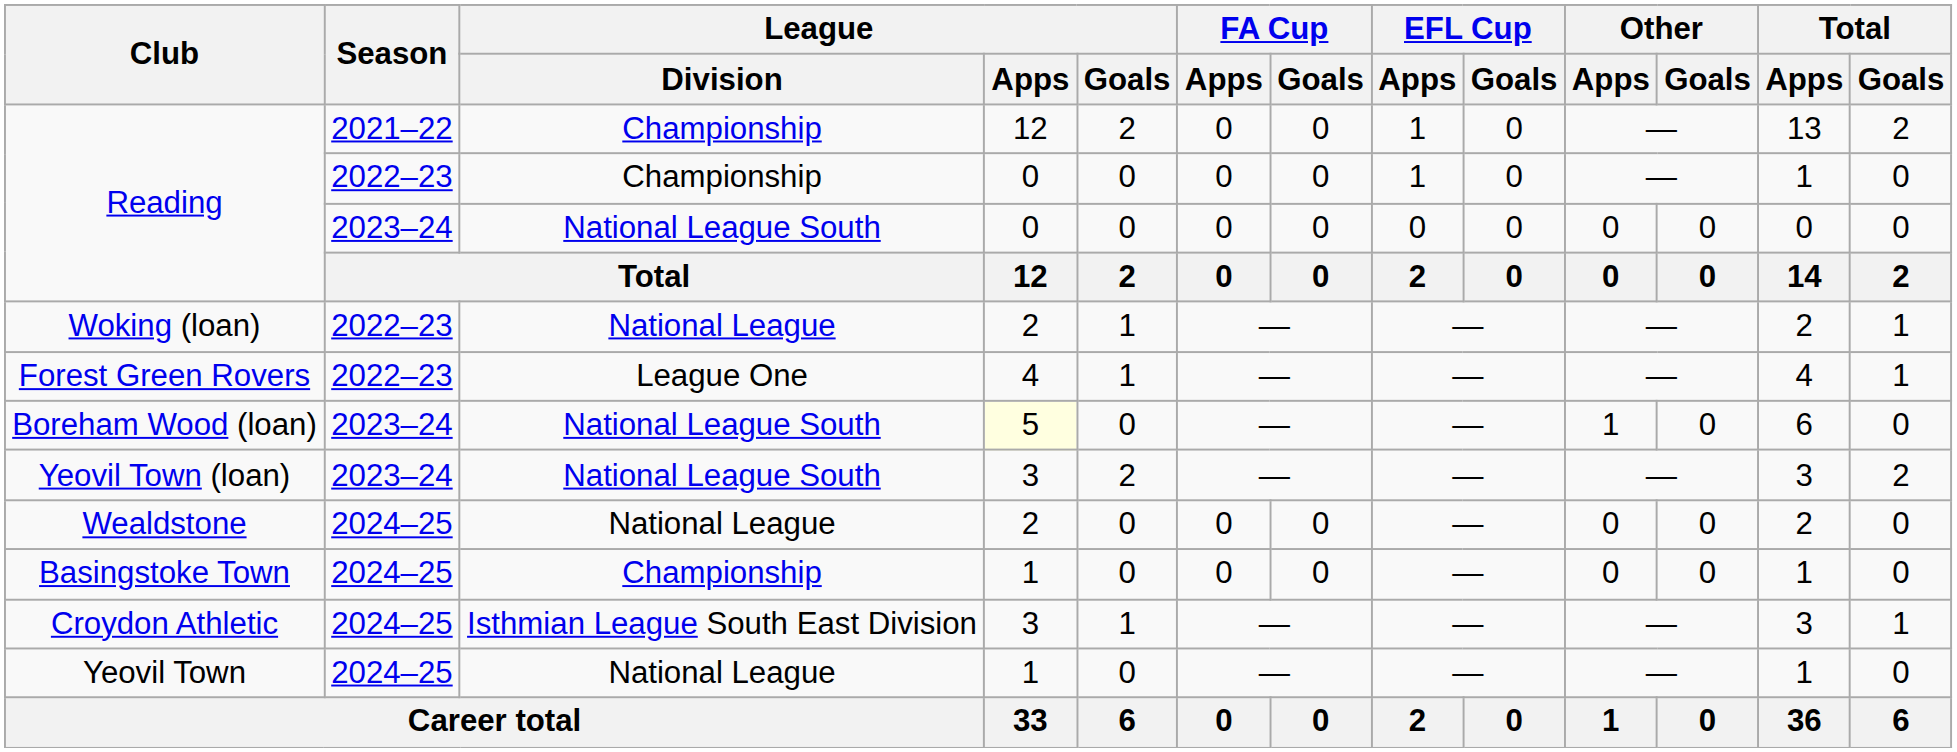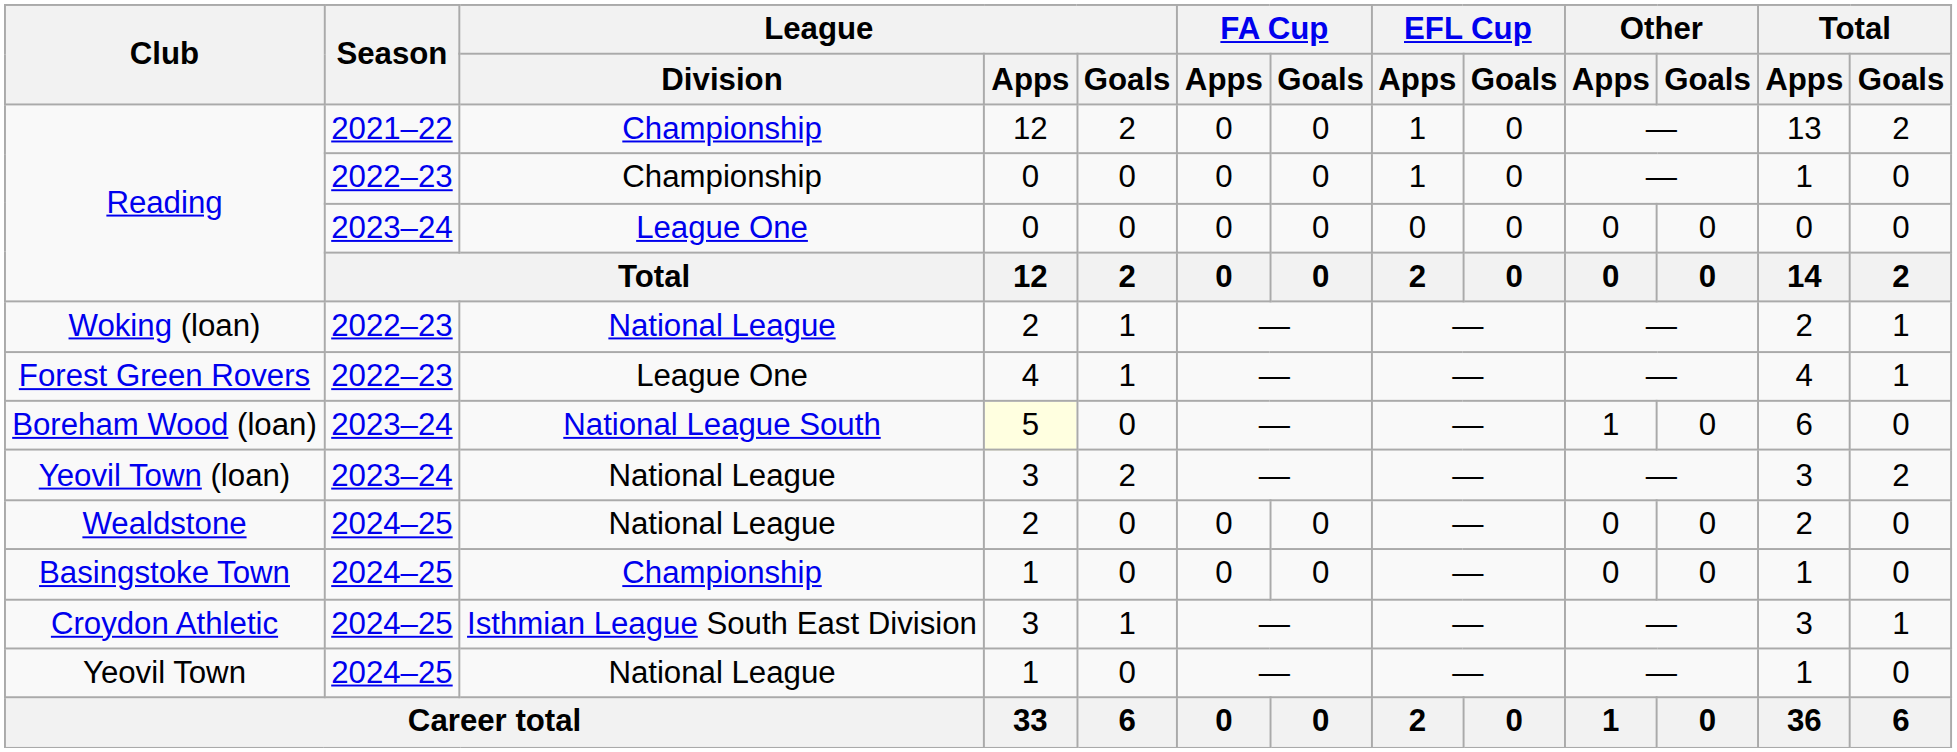(722, 227) National League South -> (722, 227) League One
(722, 474) National League South -> (722, 474) National League
